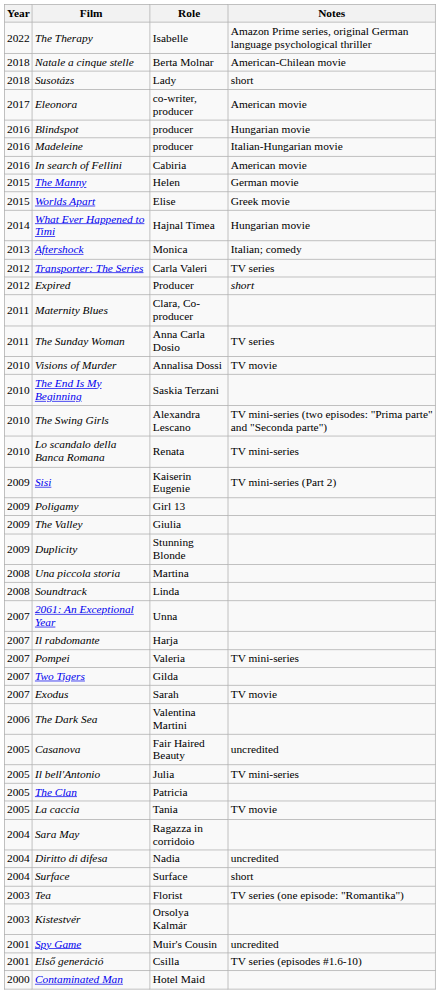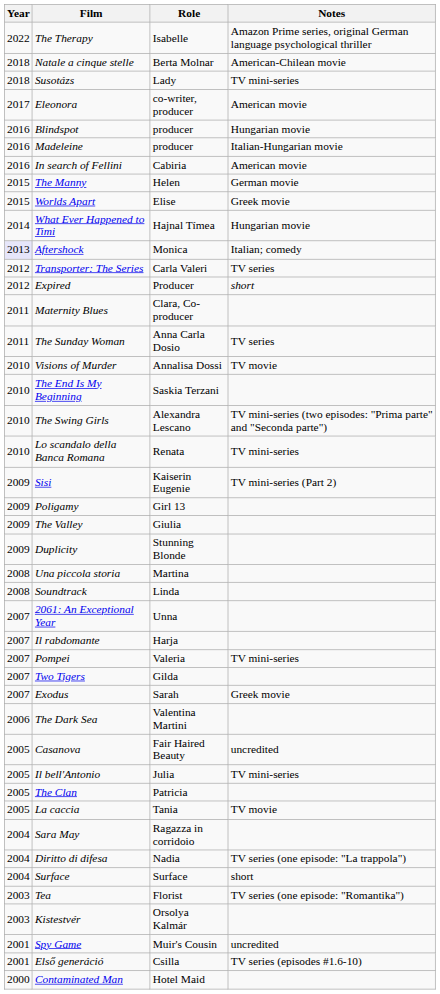(242, 80) short -> (265, 80) TV mini-series
(18, 250) no background -> (18, 250) lavender background
(254, 694) TV movie -> (260, 694) Greek movie
(255, 859) uncredited -> (318, 859) TV series (one episode: "La trappola")
